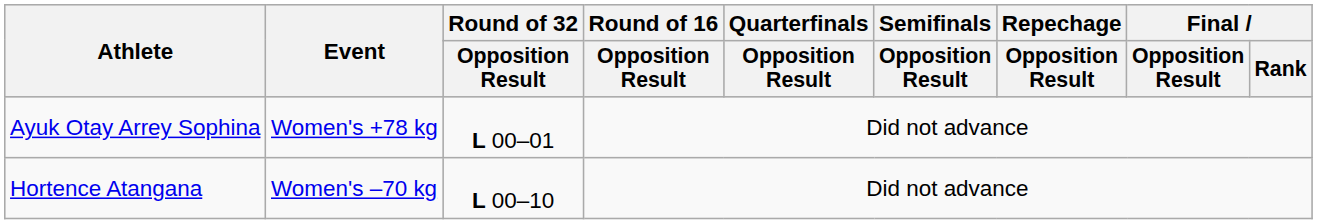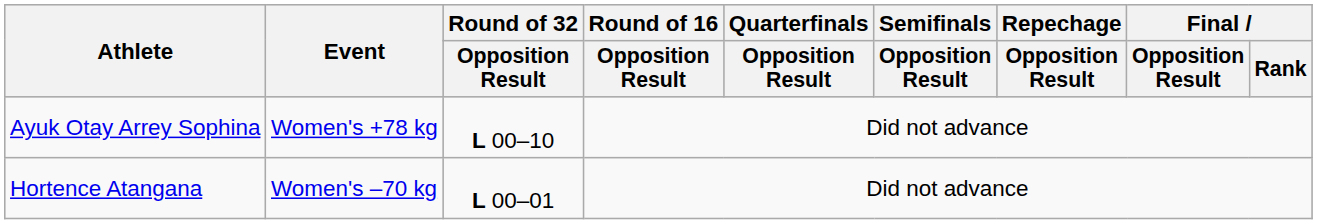(513, 140) L 00–01 -> (513, 140) L 00–10
(513, 201) L 00–10 -> (513, 201) L 00–01
